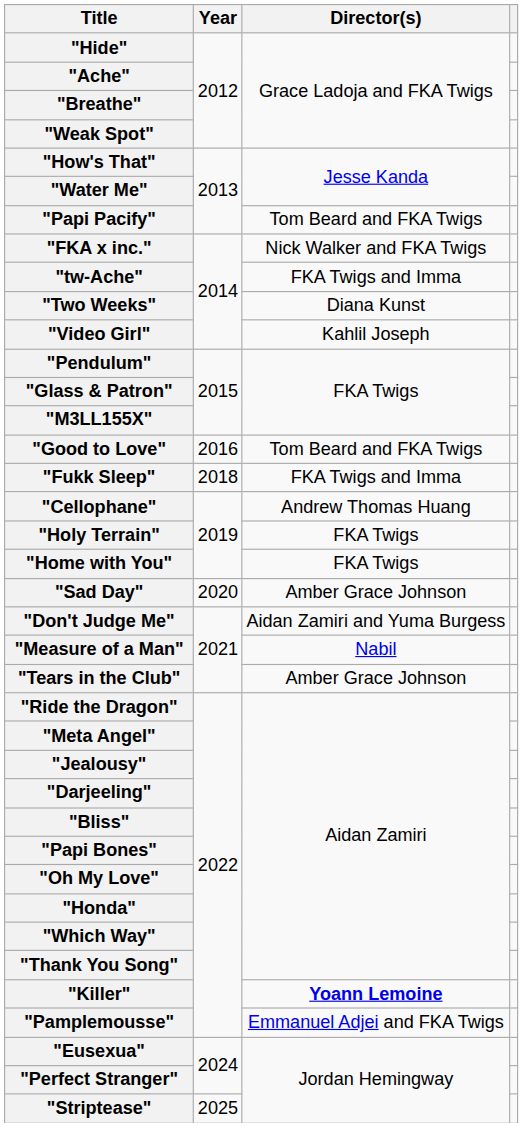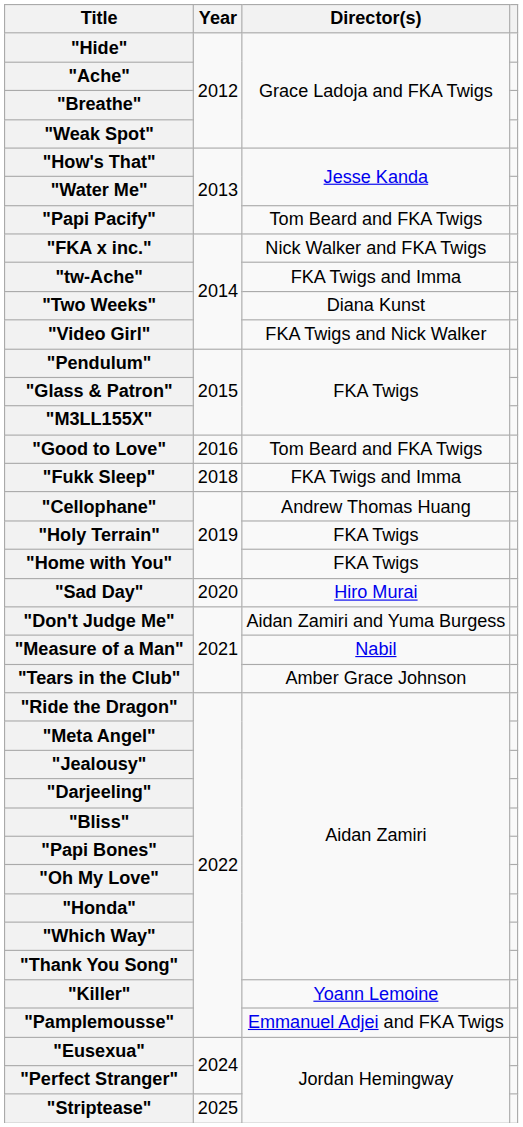(376, 334) Kahlil Joseph -> (376, 334) FKA Twigs and Nick Walker
(376, 592) Amber Grace Johnson -> (376, 592) Hiro Murai
(376, 993) bold -> (376, 993) normal
